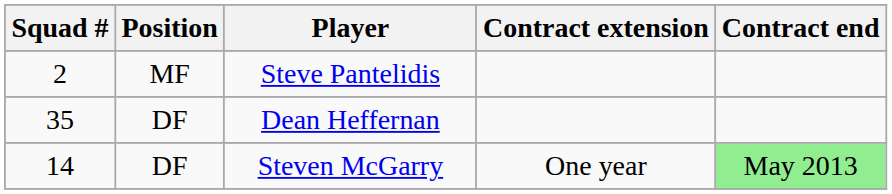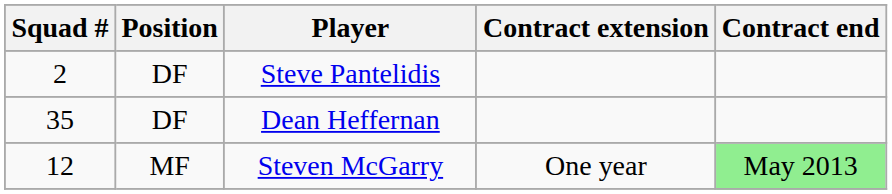(170, 73) MF -> (170, 73) DF
(60, 166) 14 -> (60, 166) 12
(170, 166) DF -> (170, 166) MF
